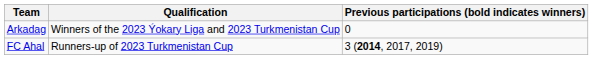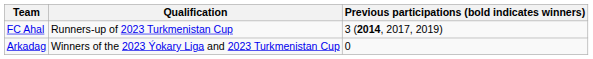rows swapped: (26, 46) <-> (26, 29)
